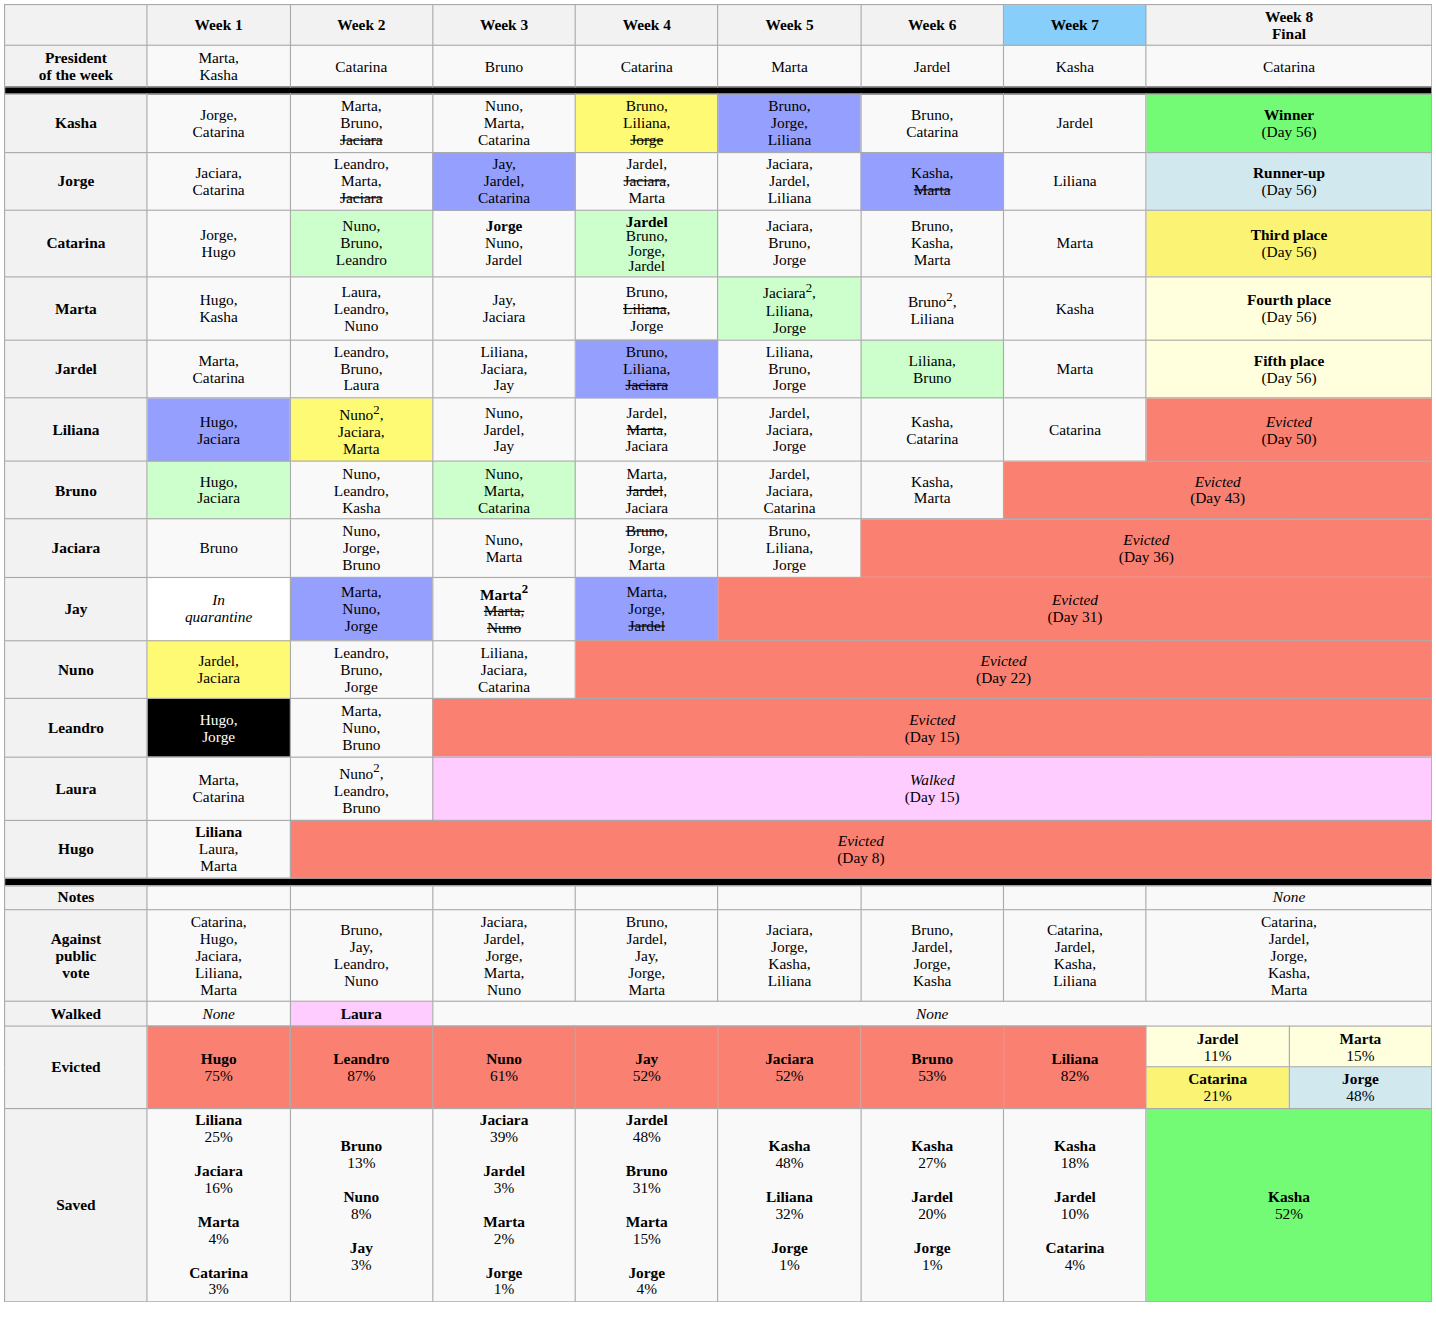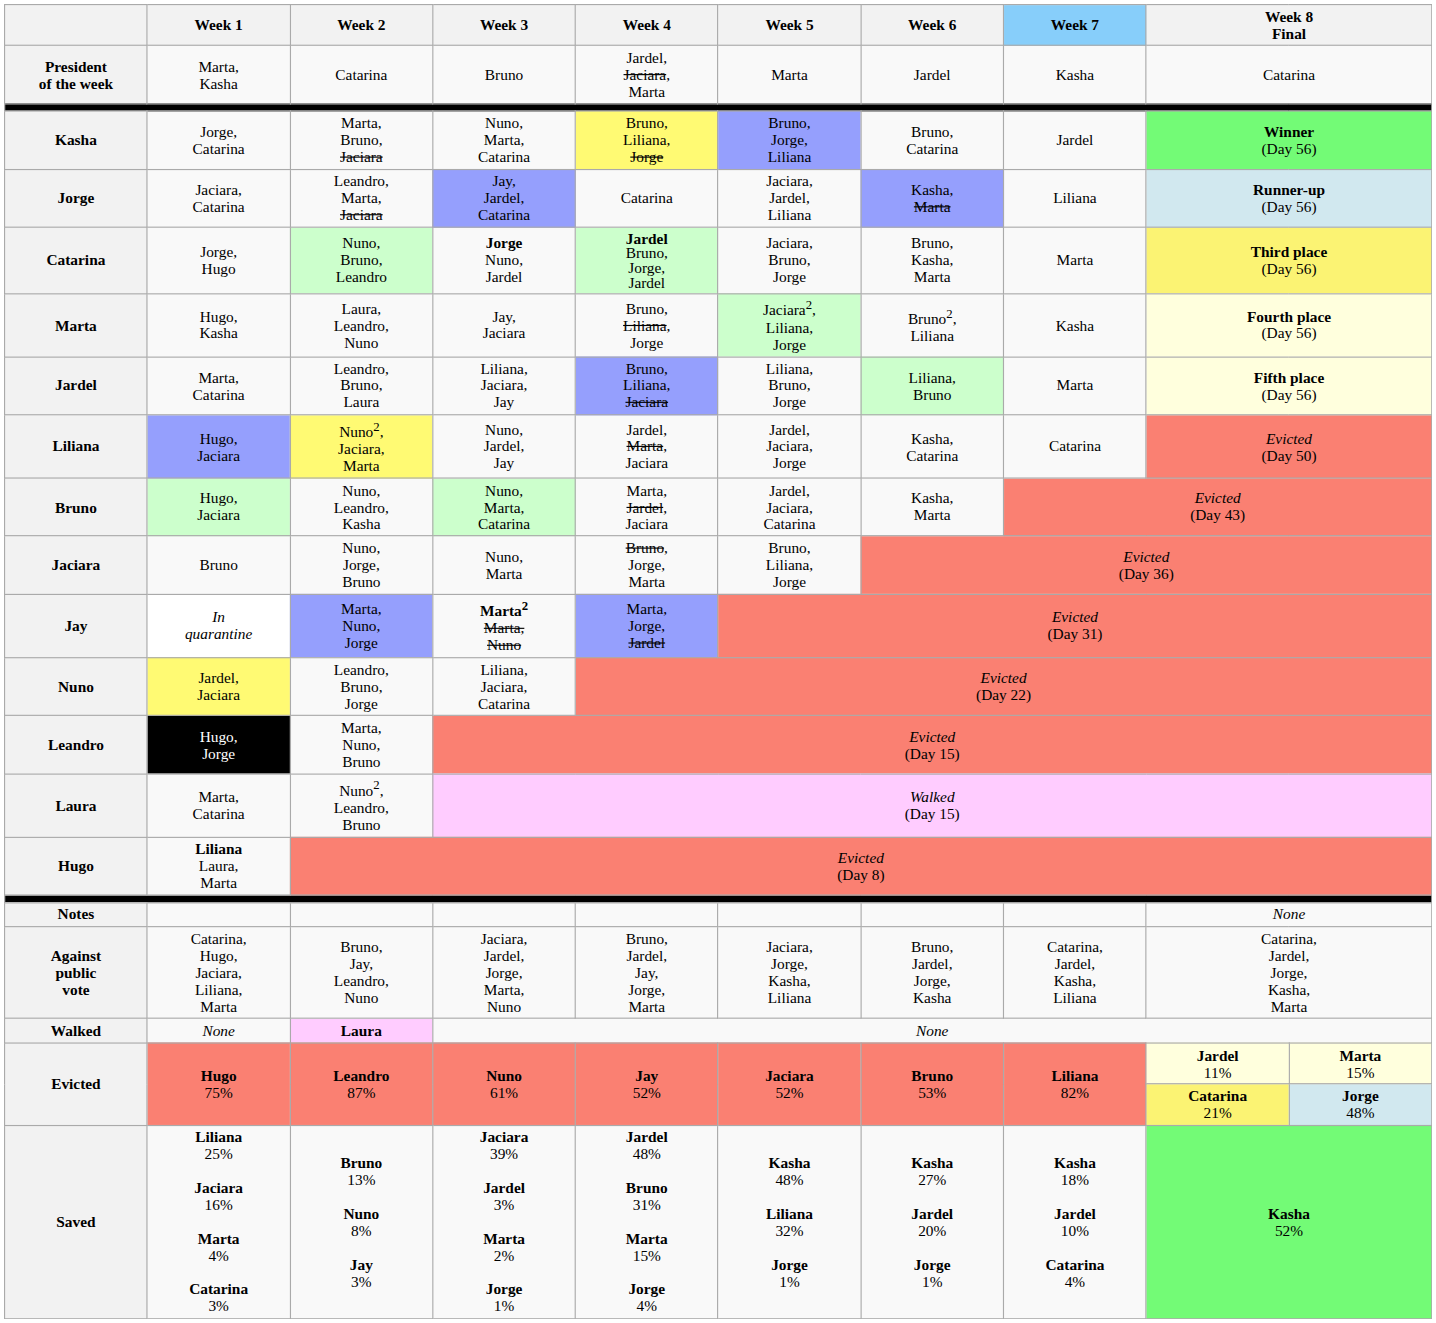(647, 66) Catarina -> (647, 74) Jardel, Jaciara, Marta
(647, 181) Jardel, Jaciara, Marta -> (647, 198) Catarina
